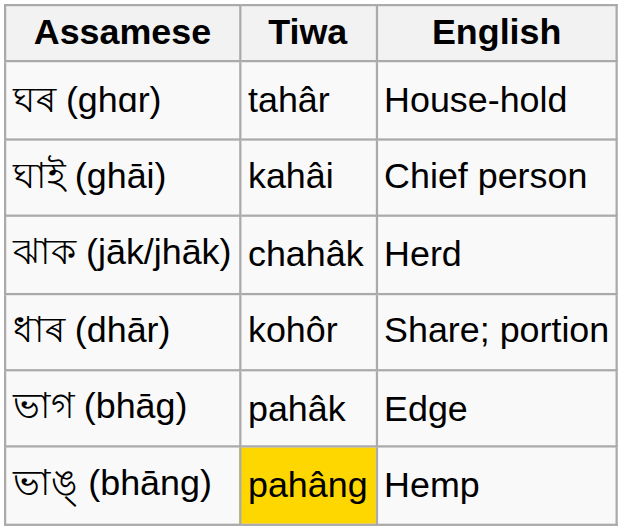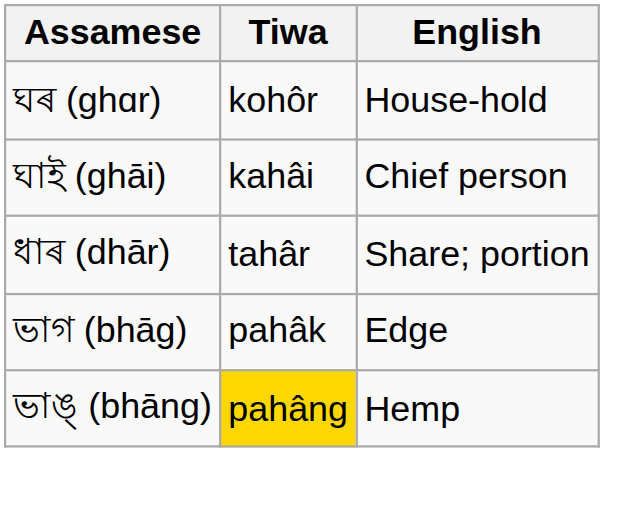(289, 99) tahâr -> (273, 99) kohôr
- row: (122, 252)
(293, 330) kohôr -> (269, 253) tahâr
